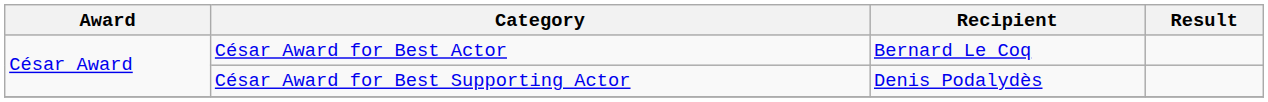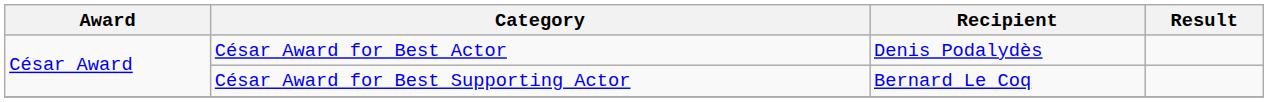(953, 50) Bernard Le Coq -> (958, 50) Denis Podalydès
(958, 81) Denis Podalydès -> (953, 81) Bernard Le Coq
